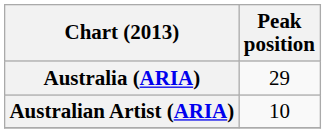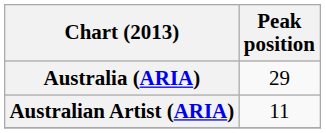(279, 111) 10 -> (279, 111) 11
